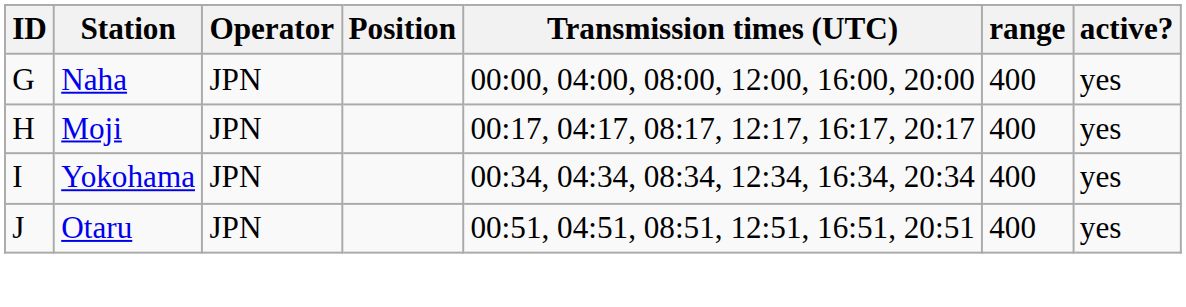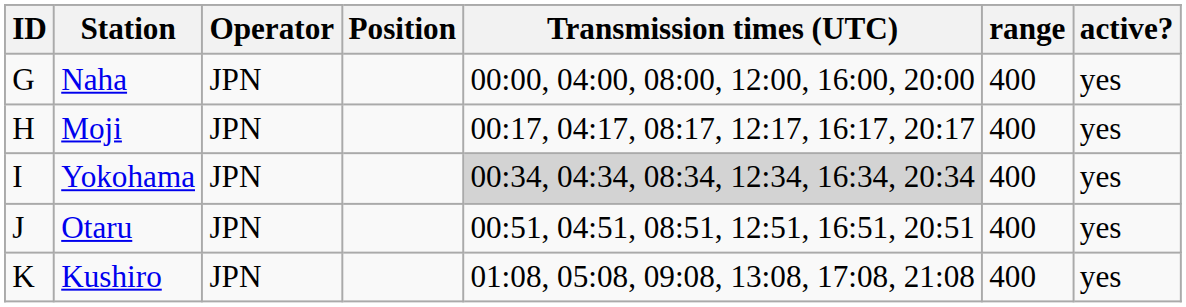(723, 177) no background -> (723, 177) lightgrey background
+ row: (111, 276)
